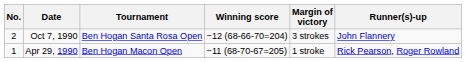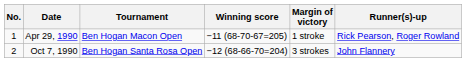rows swapped: (51, 51) <-> (54, 36)
